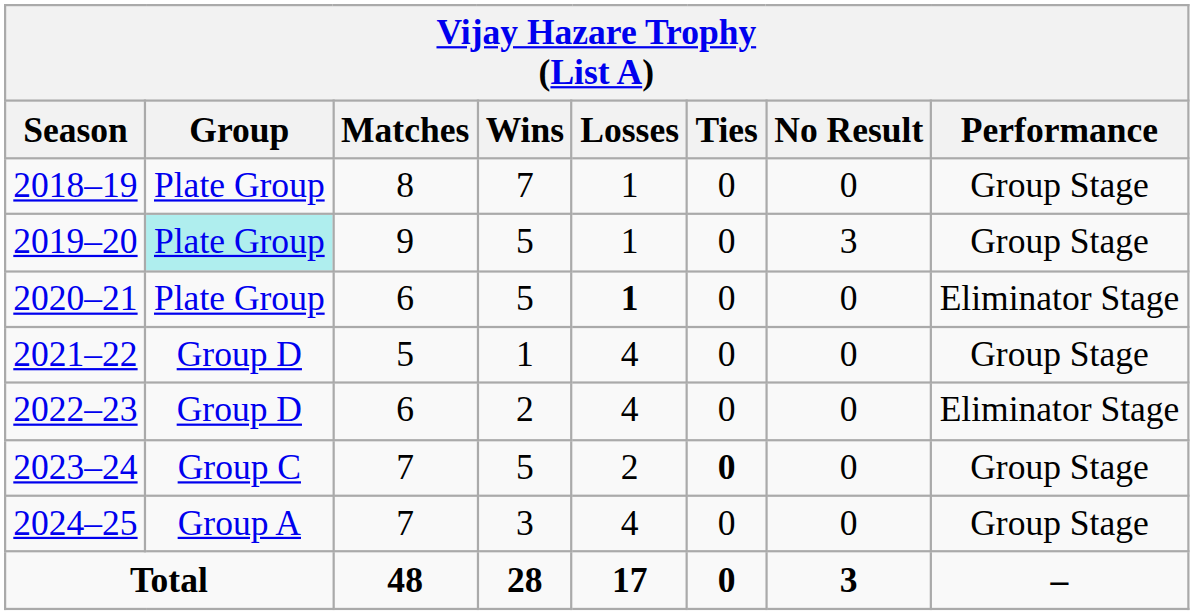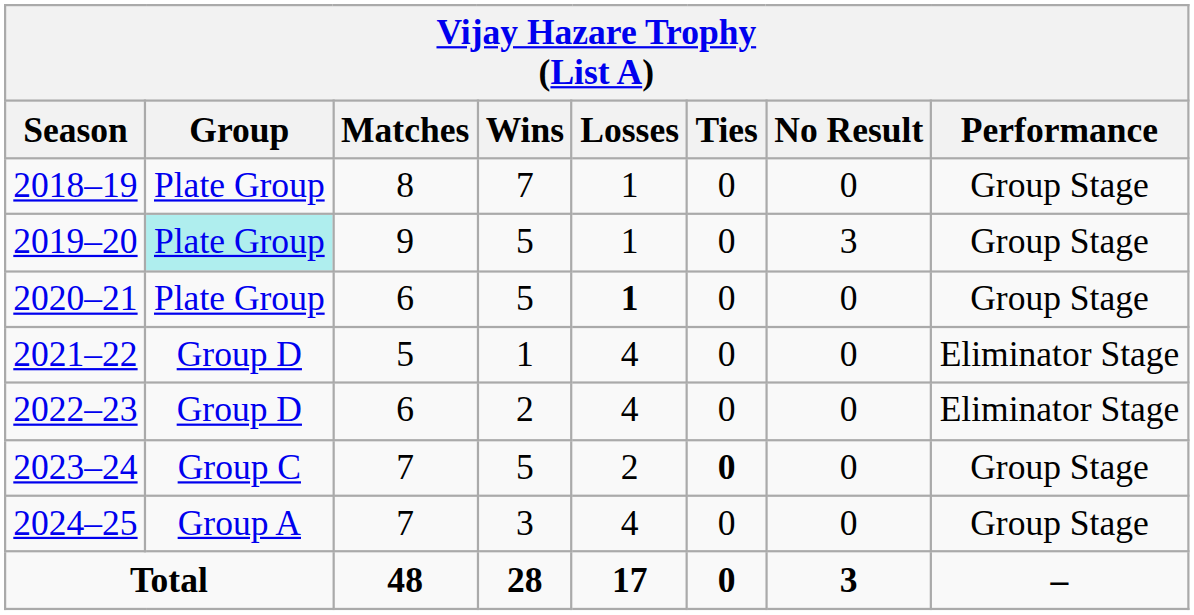(1059, 297) Eliminator Stage -> (1059, 297) Group Stage
(1059, 354) Group Stage -> (1059, 354) Eliminator Stage
